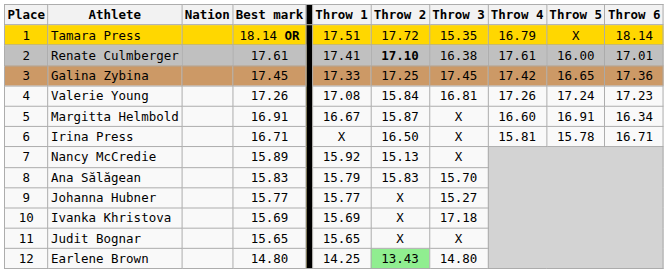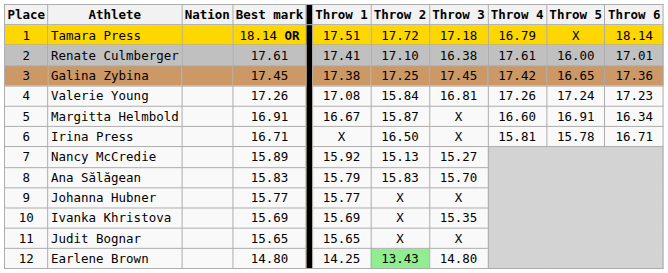(459, 35) 15.35 -> (459, 35) 17.18
(400, 55) bold -> (400, 55) normal
(341, 76) 17.33 -> (341, 76) 17.38
(459, 157) X -> (459, 157) 15.27
(459, 198) 15.27 -> (459, 198) X
(459, 218) 17.18 -> (459, 218) 15.35
